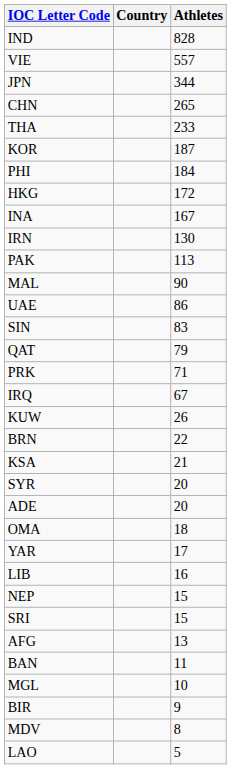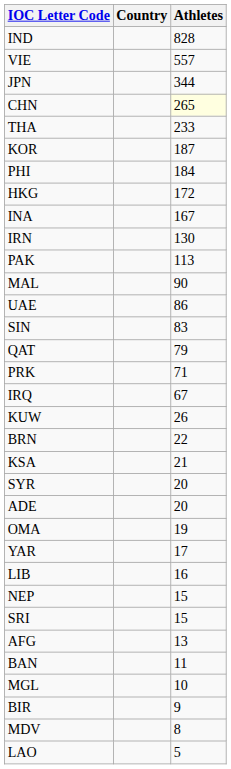(184, 104) no background -> (184, 104) lightyellow background
(181, 529) 18 -> (181, 529) 19
